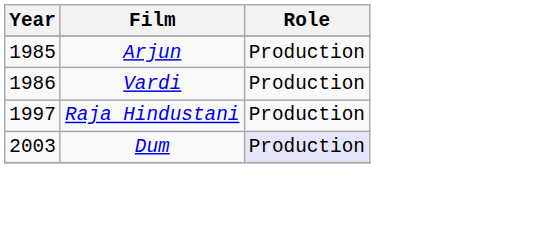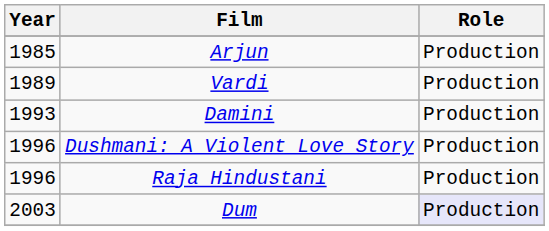(33, 84) 1986 -> (33, 84) 1989
+ row: (239, 115)
+ row: (239, 147)
(33, 115) 1997 -> (33, 178) 1996
